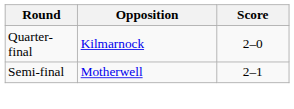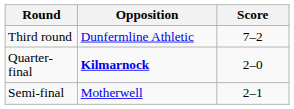+ row: (40, 36)
(112, 43) normal -> (115, 64) bold
